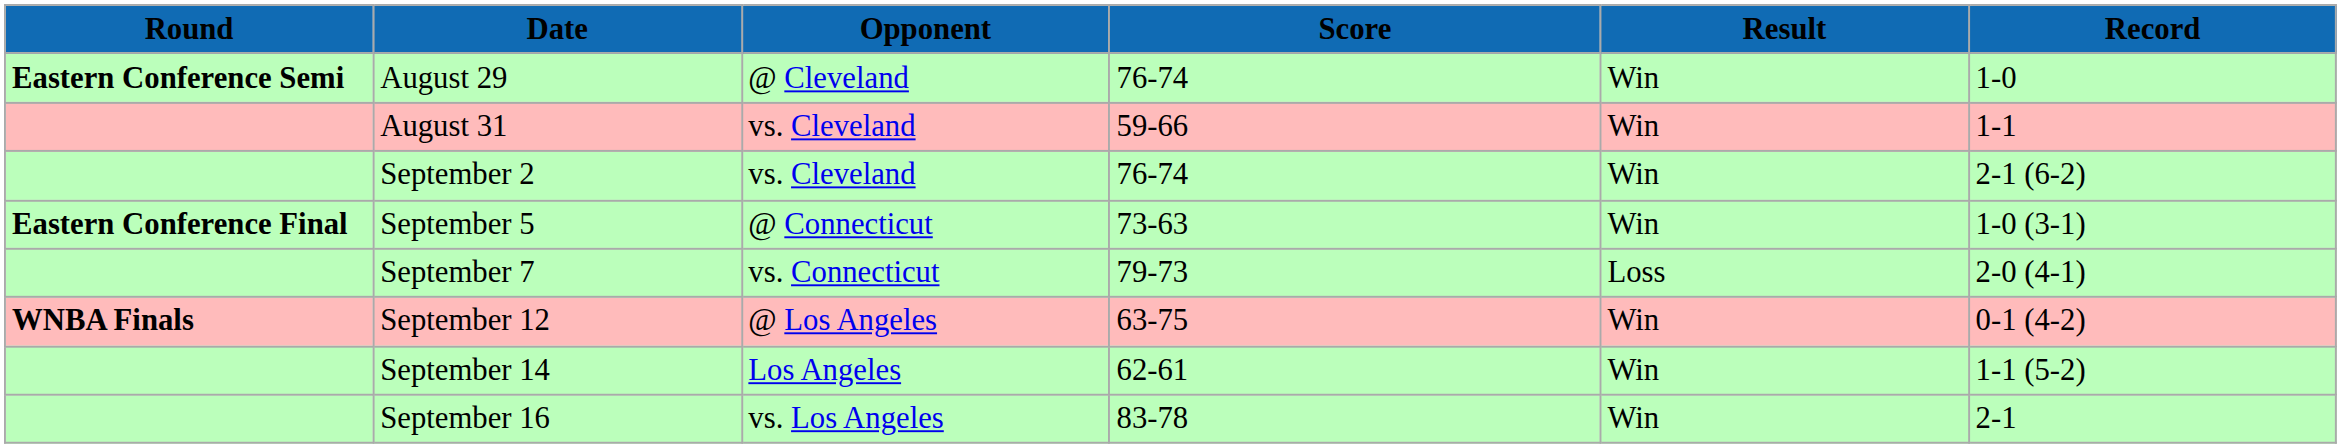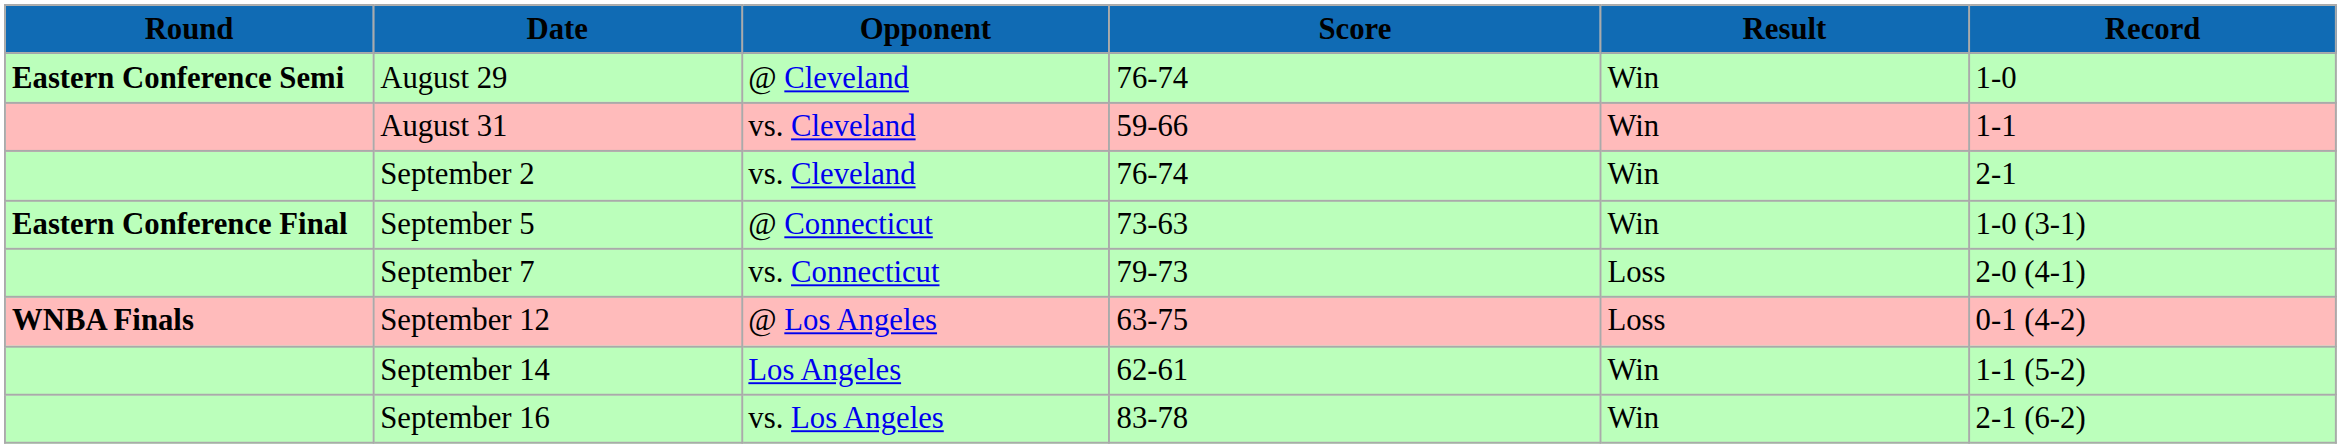(2031, 175) 2-1 (6-2) -> (1996, 175) 2-1
(1633, 321) Win -> (1636, 321) Loss
(1996, 418) 2-1 -> (2031, 418) 2-1 (6-2)
